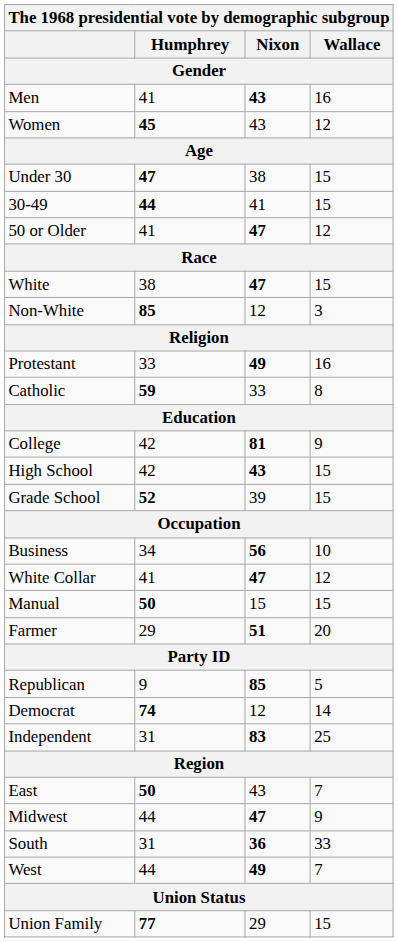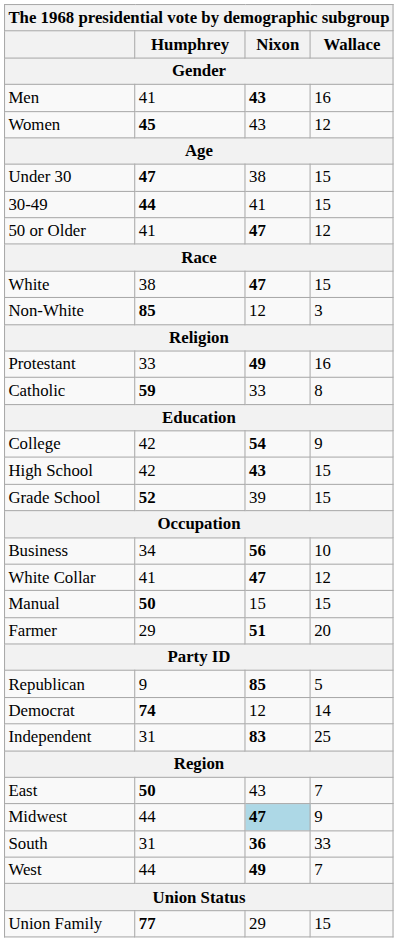(257, 444) 81 -> (257, 444) 54
(257, 817) no background -> (257, 817) lightblue background
